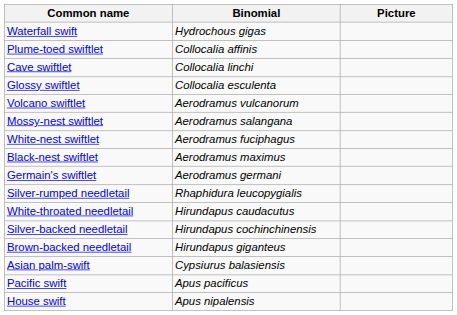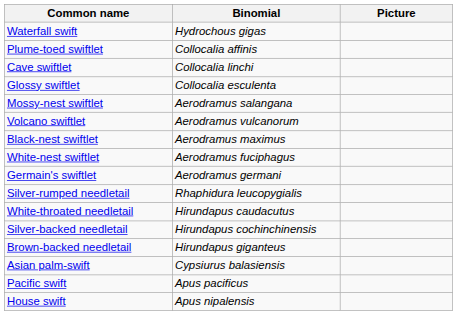rows swapped: (46, 103) <-> (55, 121)
rows swapped: (52, 157) <-> (53, 139)
